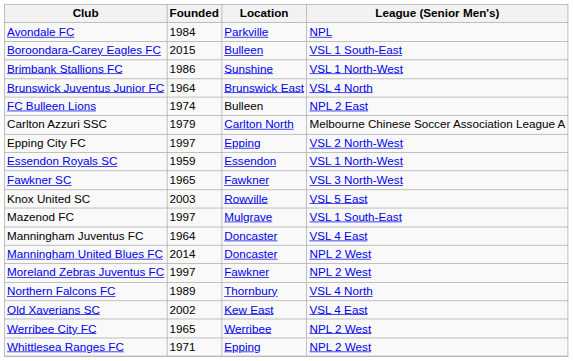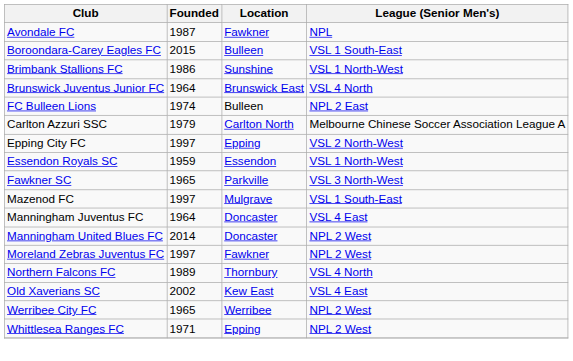(183, 32) 1984 -> (183, 32) 1987
(246, 32) Parkville -> (247, 32) Fawkner
(247, 180) Fawkner -> (246, 180) Parkville
- row: (49, 198)
